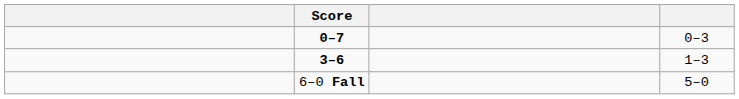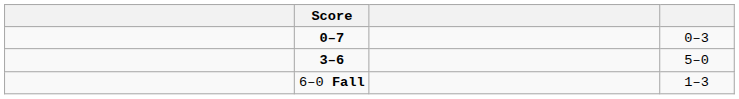(697, 60) 1–3 -> (697, 60) 5–0
(697, 82) 5–0 -> (697, 82) 1–3
